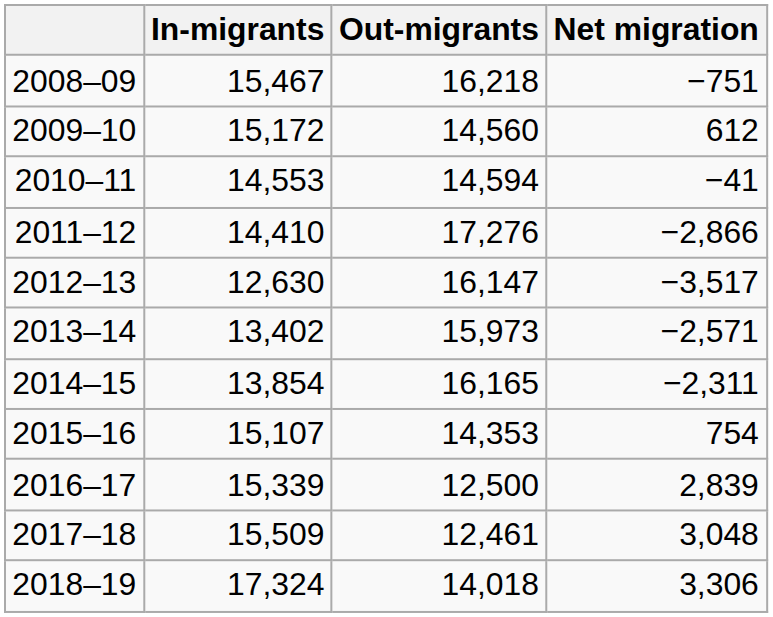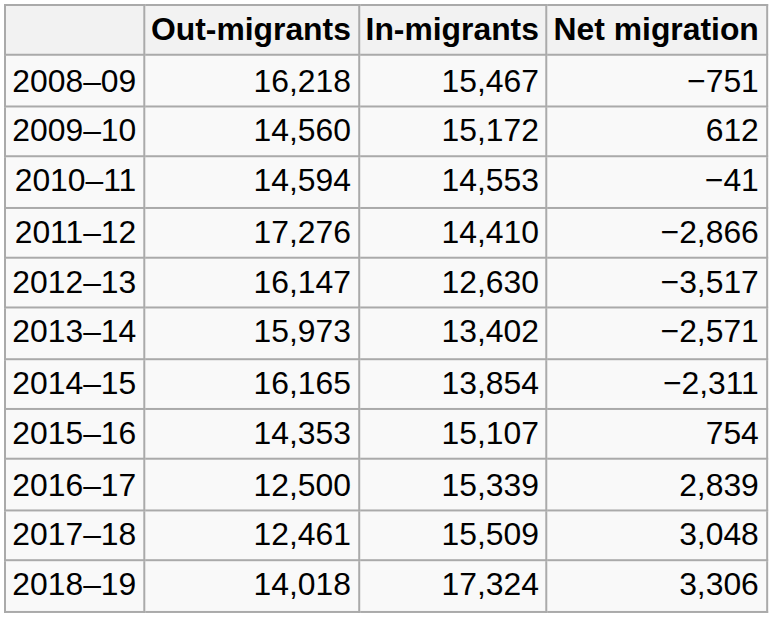columns swapped: (238, 29) <-> (439, 29)
